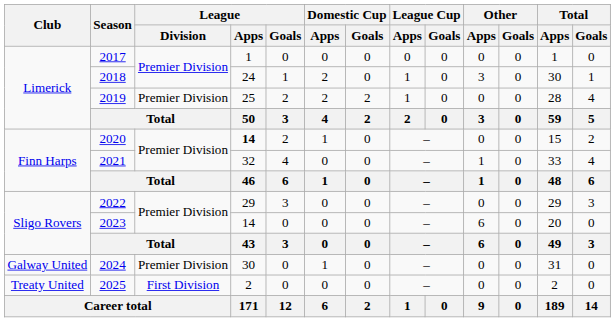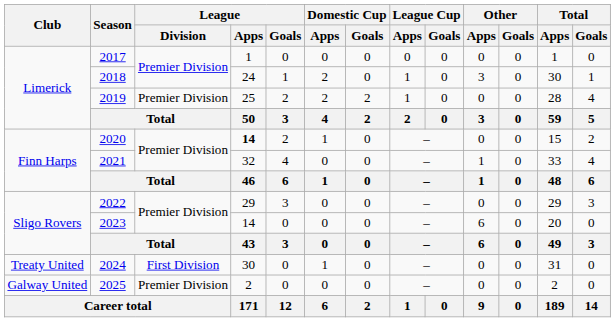(47, 264) Galway United -> (47, 264) Treaty United
(183, 264) Premier Division -> (183, 264) First Division
(47, 285) Treaty United -> (47, 285) Galway United
(183, 285) First Division -> (183, 285) Premier Division
